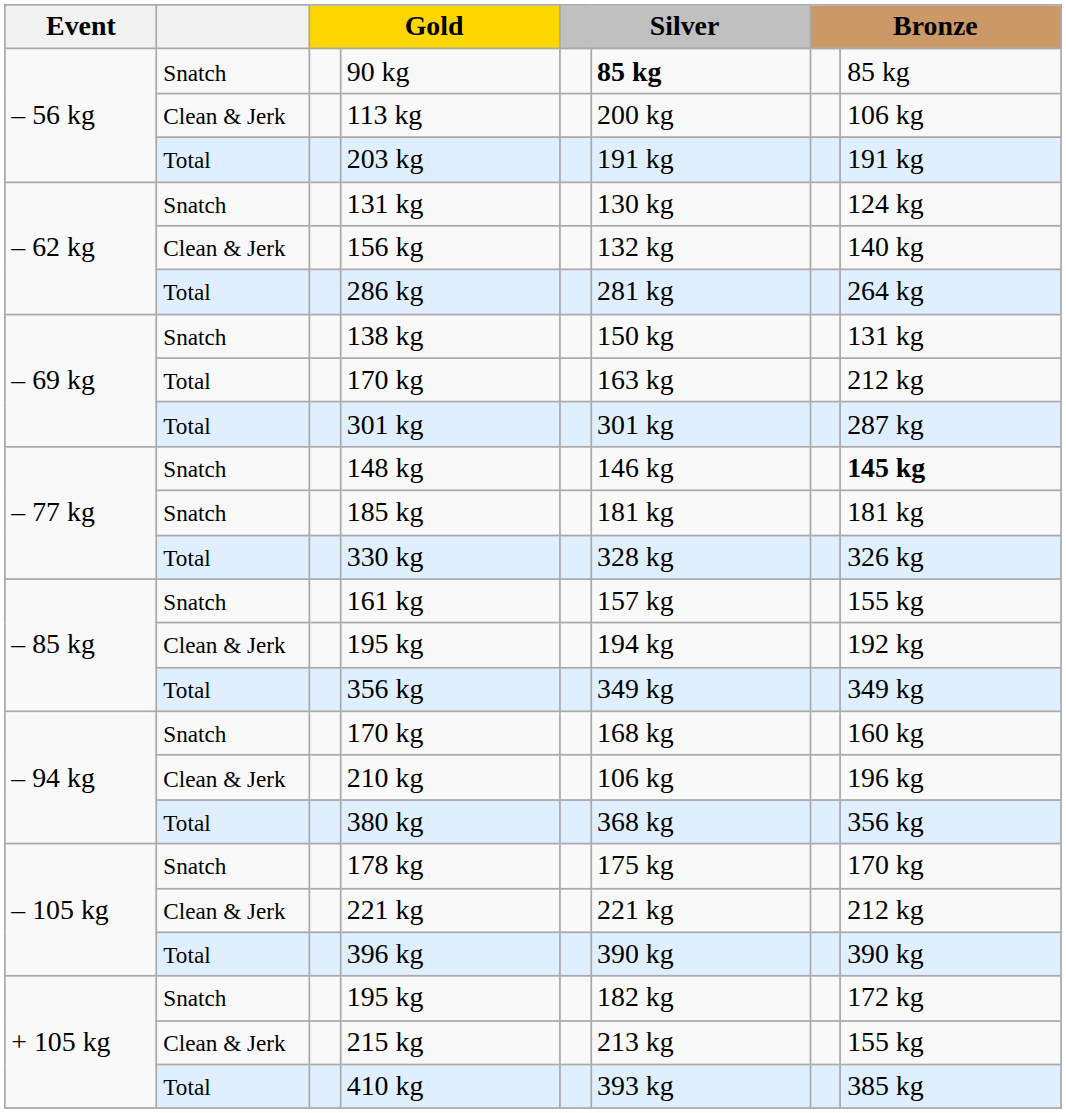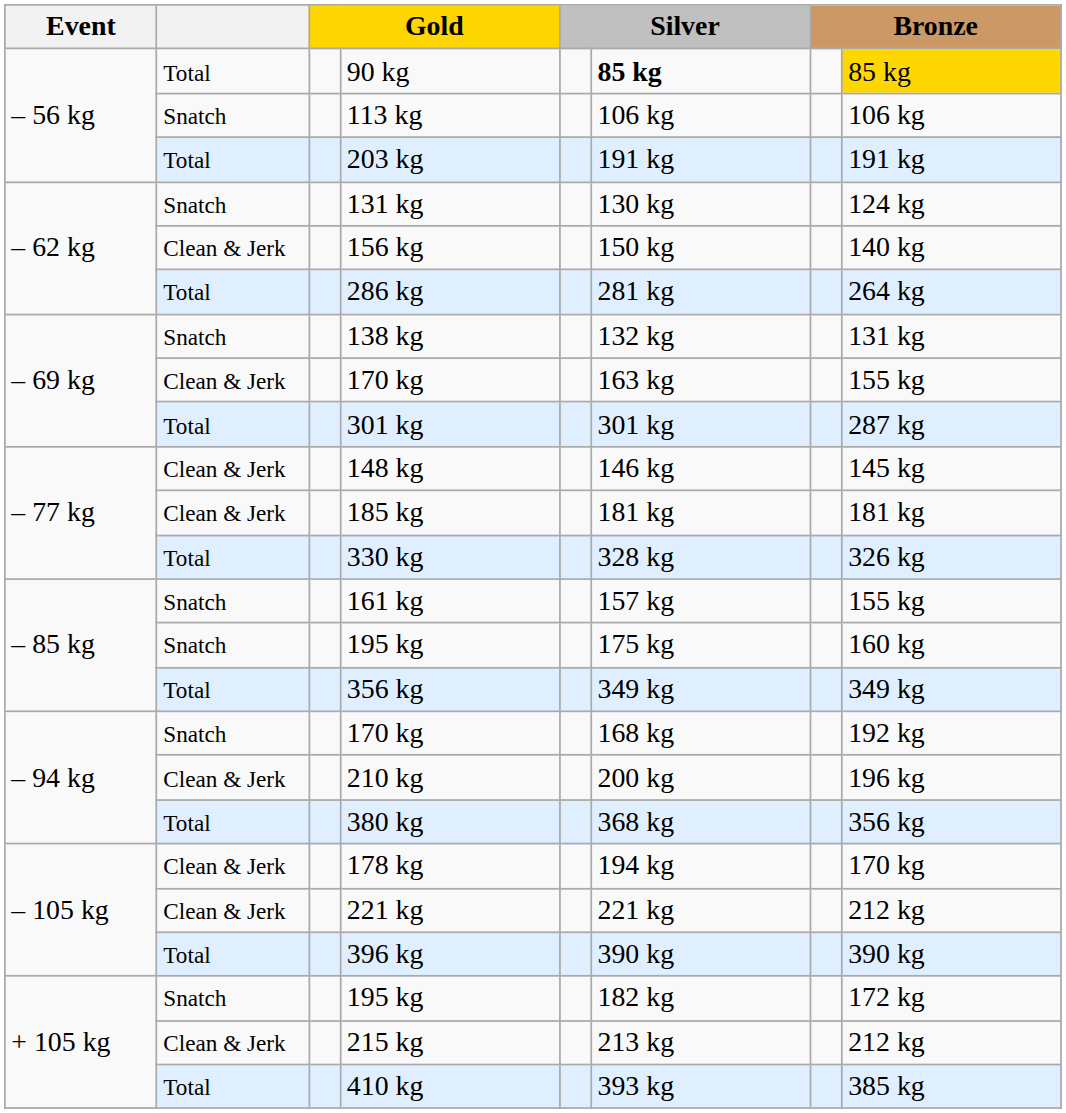(195, 72) Snatch -> (187, 72) Total
(878, 70) no background -> (880, 70) gold background
(225, 116) Clean & Jerk -> (195, 116) Snatch
(635, 114) 200 kg -> (636, 114) 106 kg
(635, 247) 132 kg -> (636, 247) 150 kg
(635, 335) 150 kg -> (636, 335) 132 kg
(187, 381) Total -> (225, 381) Clean & Jerk
(885, 379) 212 kg -> (886, 379) 155 kg
(195, 469) Snatch -> (225, 469) Clean & Jerk
(886, 468) bold -> (886, 468) normal
(195, 513) Snatch -> (225, 513) Clean & Jerk
(225, 646) Clean & Jerk -> (195, 646) Snatch
(635, 644) 194 kg -> (636, 644) 175 kg
(885, 644) 192 kg -> (886, 644) 160 kg
(885, 733) 160 kg -> (886, 733) 192 kg
(635, 777) 106 kg -> (636, 777) 200 kg
(195, 867) Snatch -> (225, 867) Clean & Jerk
(635, 865) 175 kg -> (636, 865) 194 kg
(885, 1042) 155 kg -> (886, 1042) 212 kg
